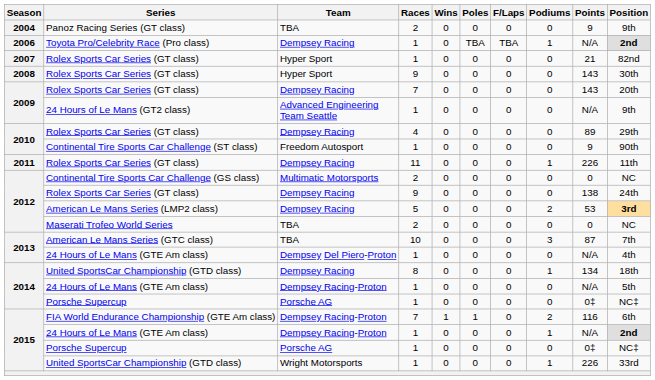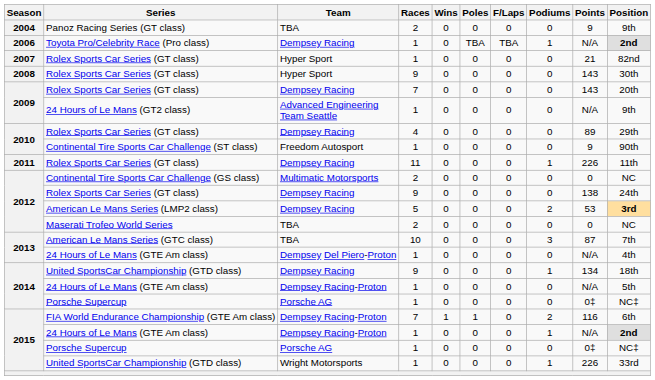(415, 271) 8 -> (415, 271) 9
